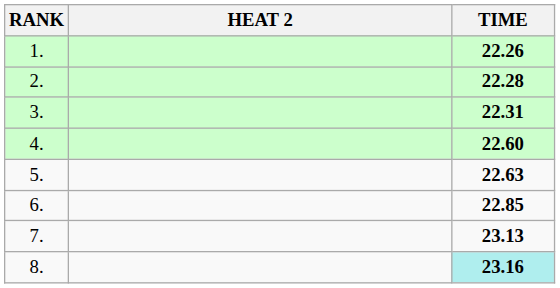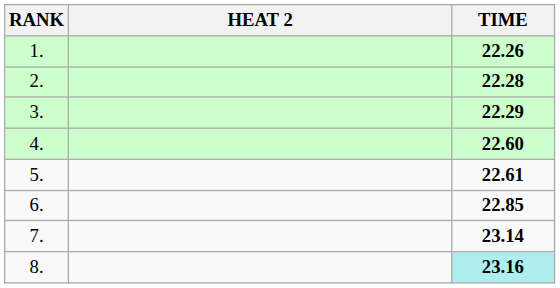(503, 112) 22.31 -> (503, 112) 22.29
(503, 174) 22.63 -> (503, 174) 22.61
(503, 236) 23.13 -> (503, 236) 23.14
